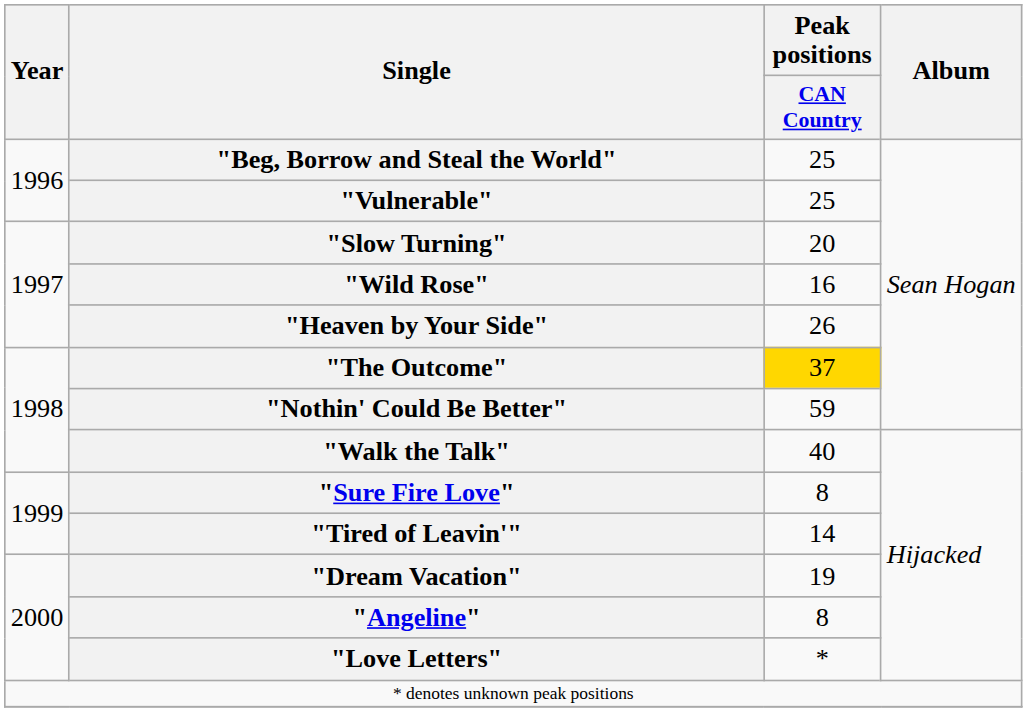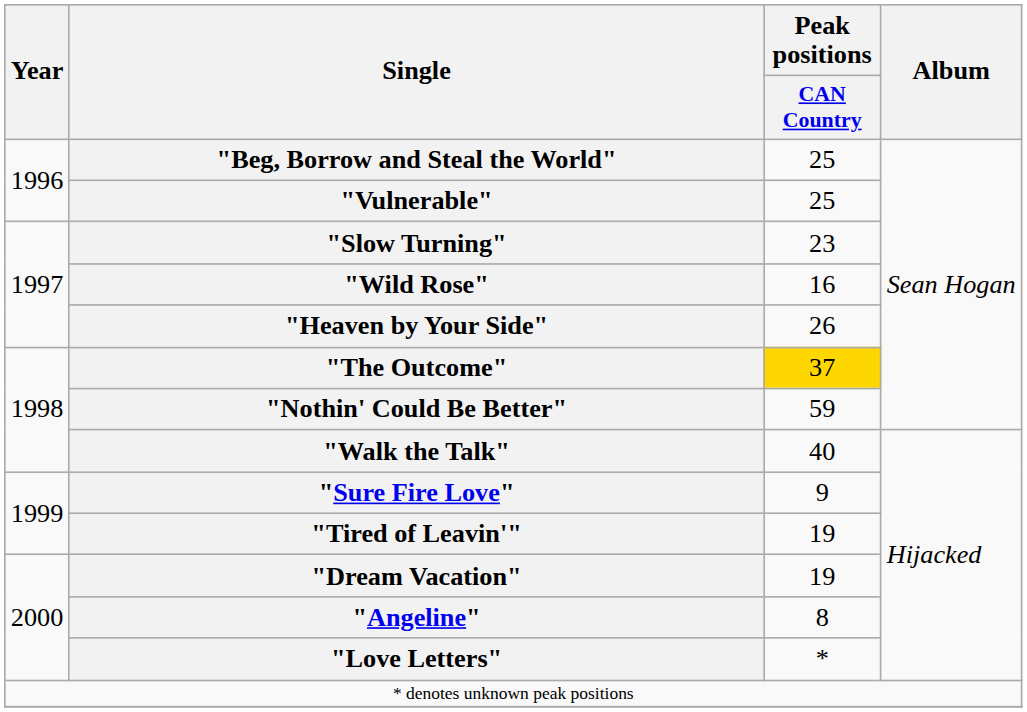(822, 242) 20 -> (822, 242) 23
(822, 492) 8 -> (822, 492) 9
(822, 533) 14 -> (822, 533) 19
